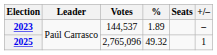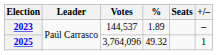(122, 42) 2,765,096 -> (122, 42) 3,764,096
